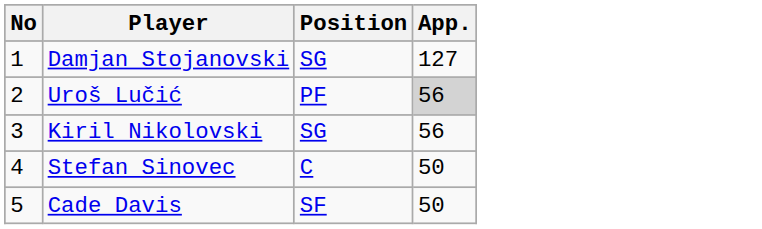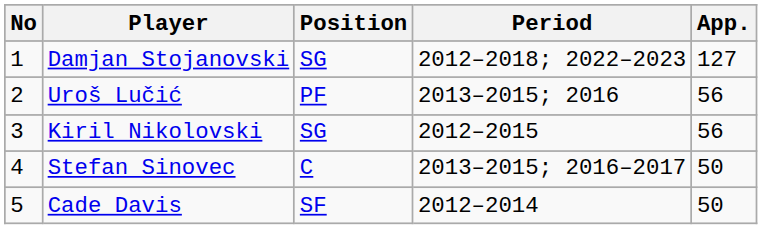+ column: (552, 23)
(431, 96) lightgrey background -> (710, 96) no background
